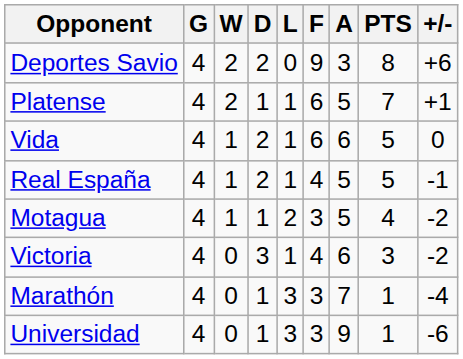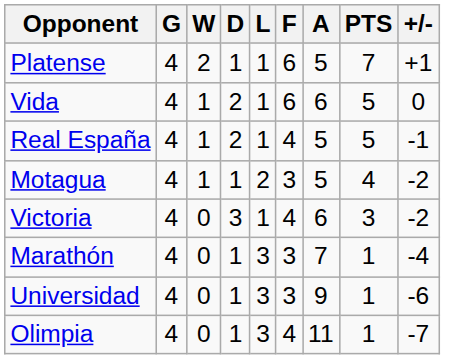- row: (94, 62)
+ row: (52, 334)
